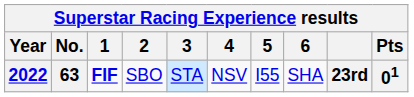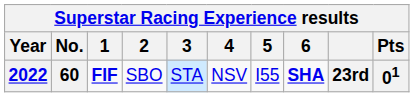(69, 75) 63 -> (69, 75) 60
(305, 75) normal -> (306, 75) bold
